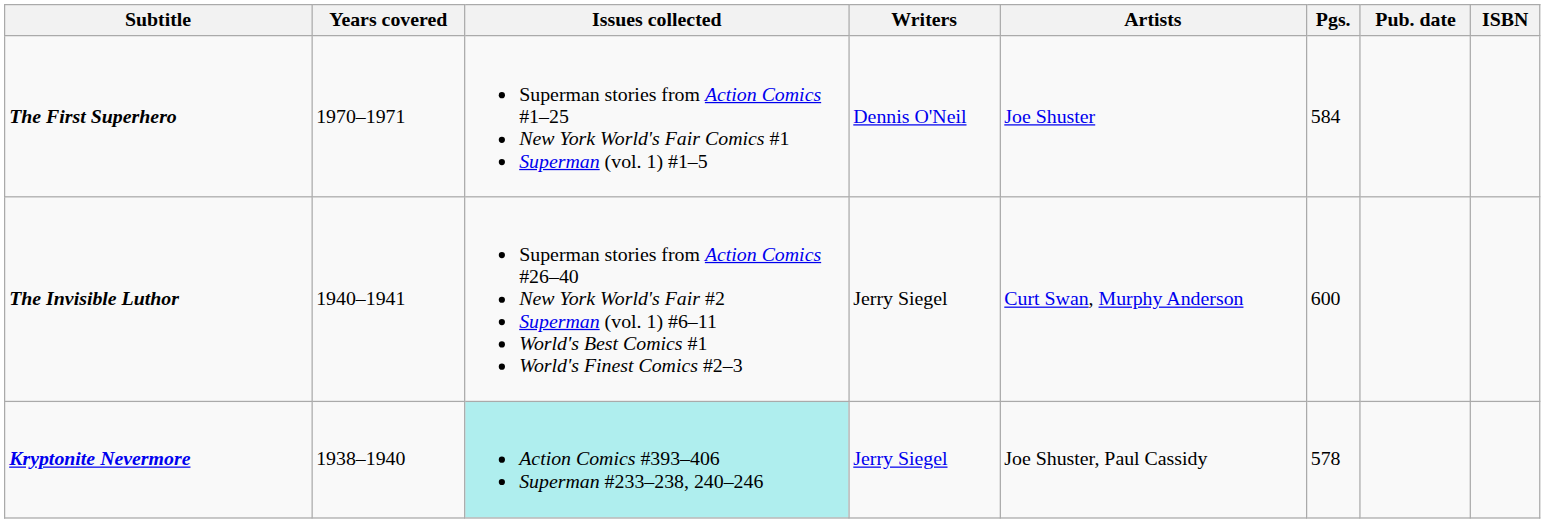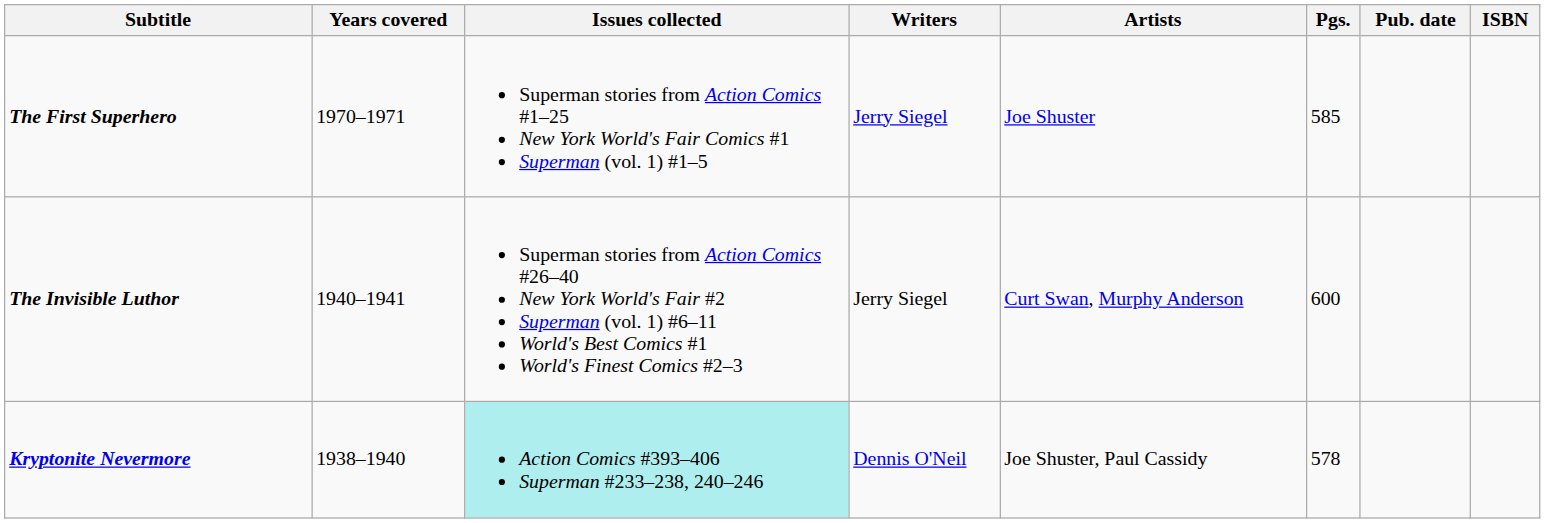(910, 116) Dennis O'Neil -> (900, 116) Jerry Siegel
(1326, 116) 584 -> (1326, 116) 585
(900, 459) Jerry Siegel -> (910, 459) Dennis O'Neil
